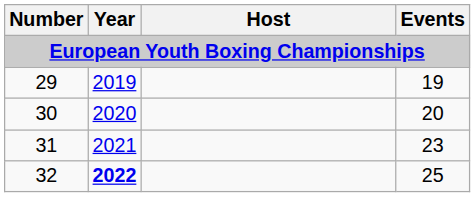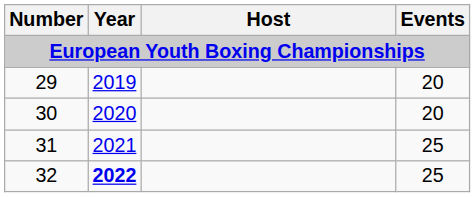(433, 82) 19 -> (433, 82) 20
(433, 144) 23 -> (433, 144) 25
